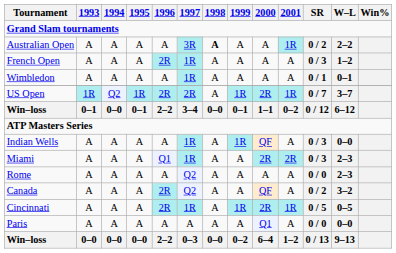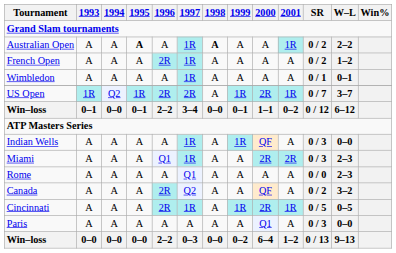(139, 45) normal -> (139, 45) bold
(190, 45) 3R -> (190, 45) 1R
(317, 61) 0 / 3 -> (317, 61) 0 / 2
(190, 175) Q2 -> (190, 175) Q1
(317, 223) 0 / 0 -> (317, 223) 0 / 3
